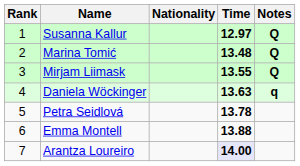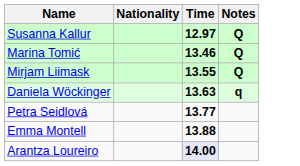- column: (22, 14)
(236, 53) 13.48 -> (200, 53) 13.46
(236, 111) 13.78 -> (200, 111) 13.77
